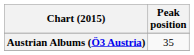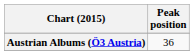(168, 42) 35 -> (168, 42) 36
